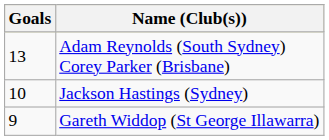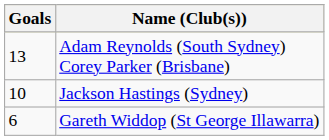(13, 120) 9 -> (13, 120) 6
